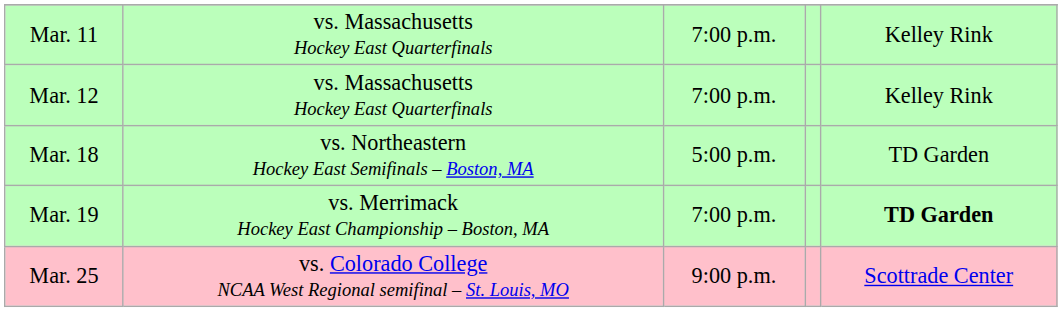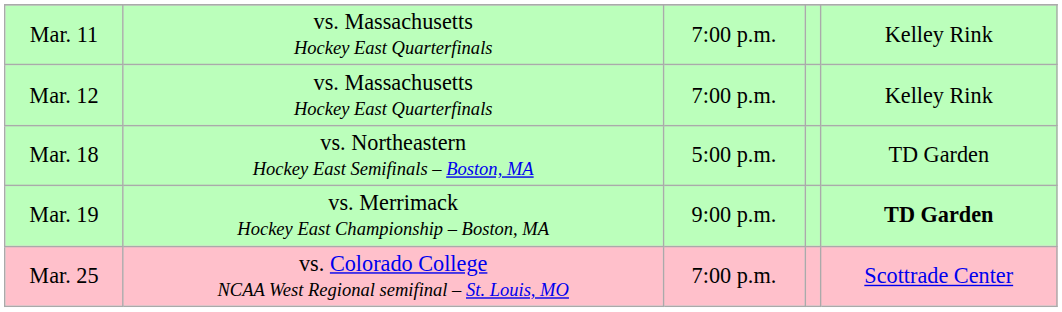(734, 215) 7:00 p.m. -> (734, 215) 9:00 p.m.
(734, 275) 9:00 p.m. -> (734, 275) 7:00 p.m.
